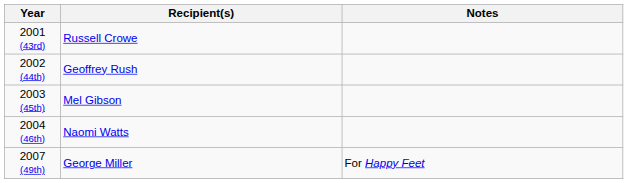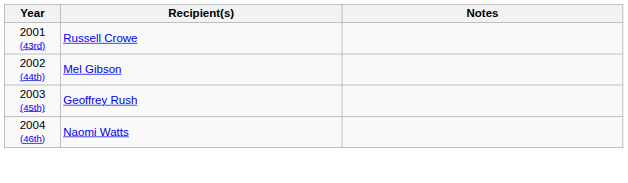(100, 69) Geoffrey Rush -> (92, 69) Mel Gibson
(92, 100) Mel Gibson -> (100, 100) Geoffrey Rush
- row: (32, 163)
